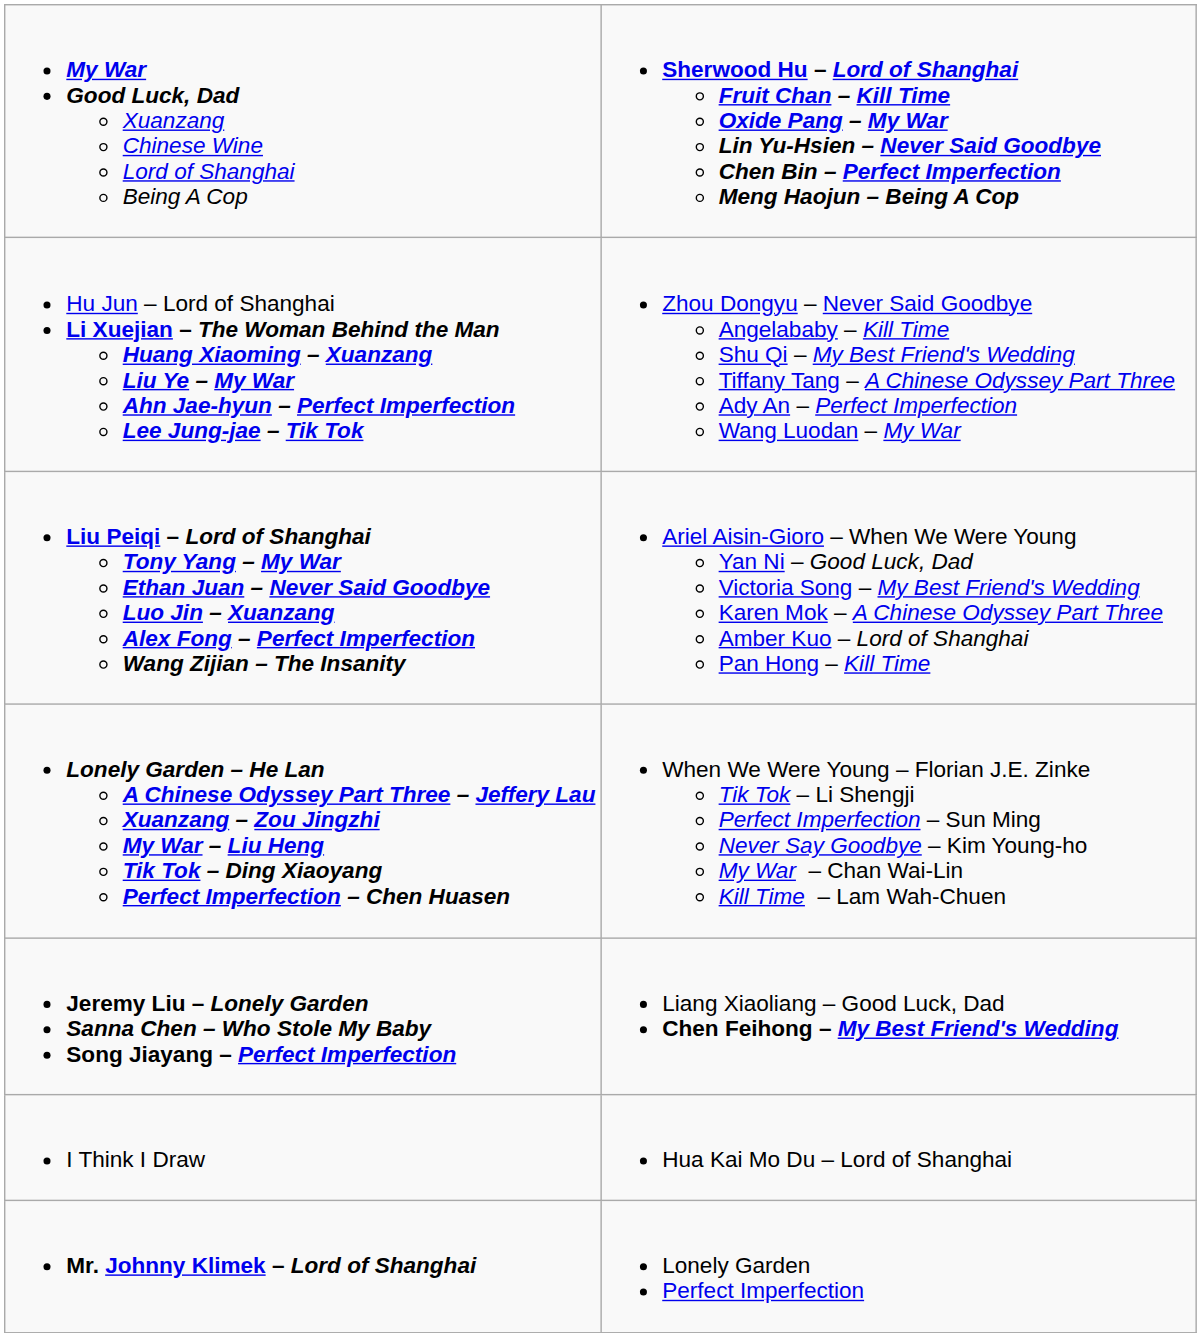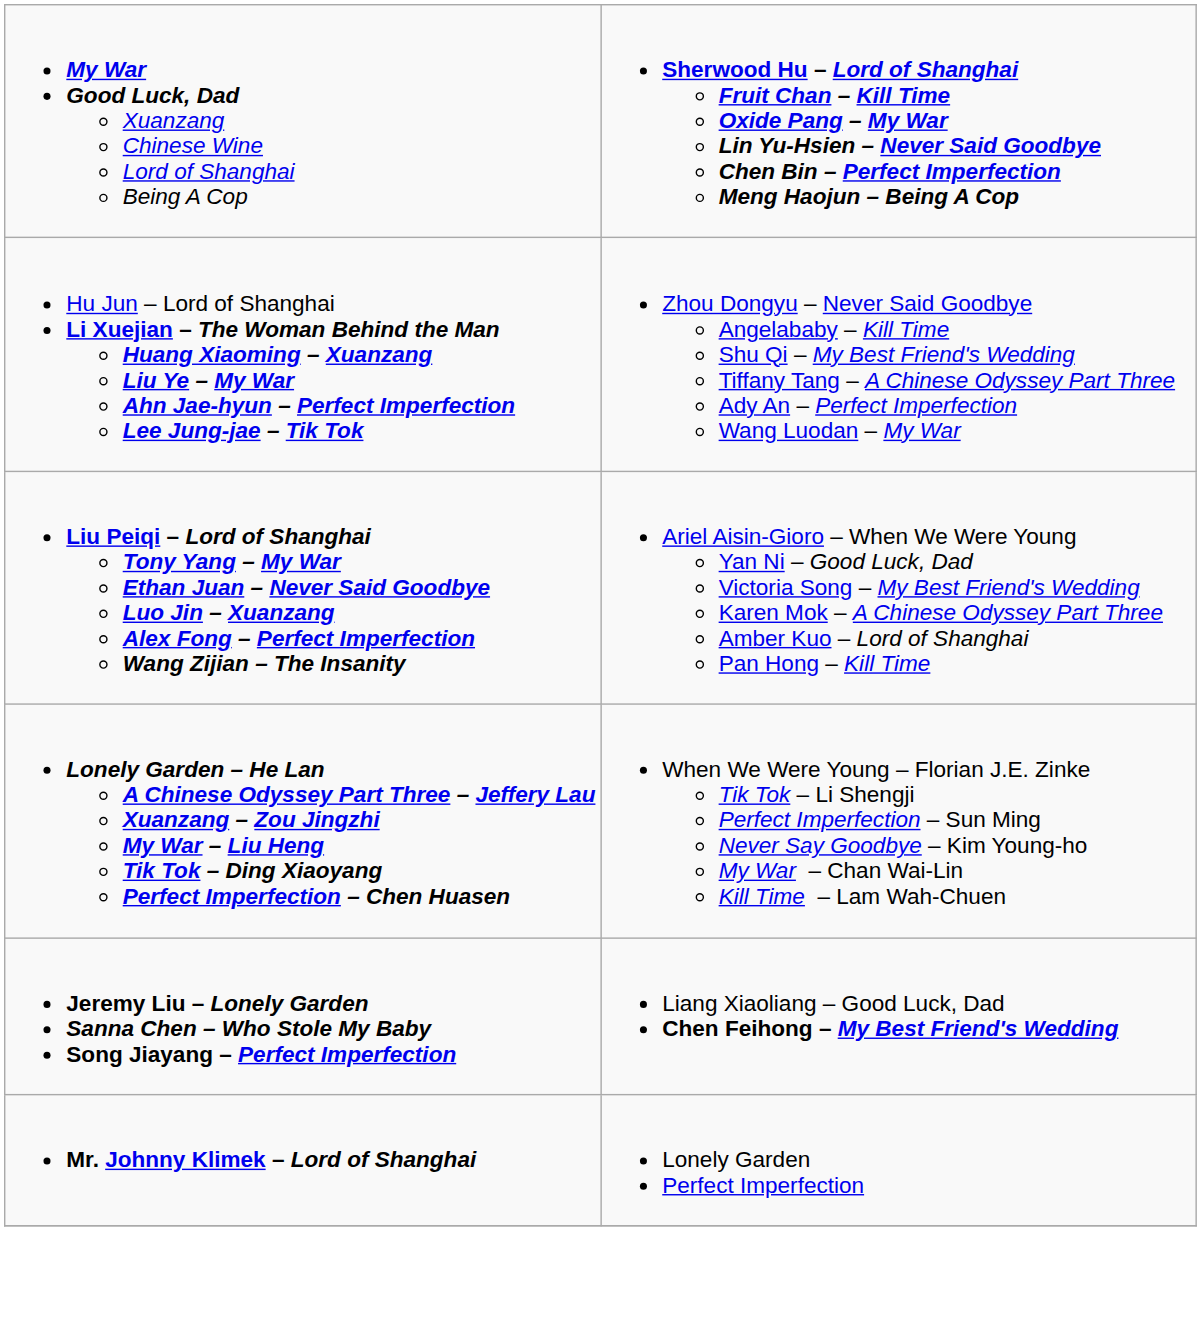- row: (303, 1160)
